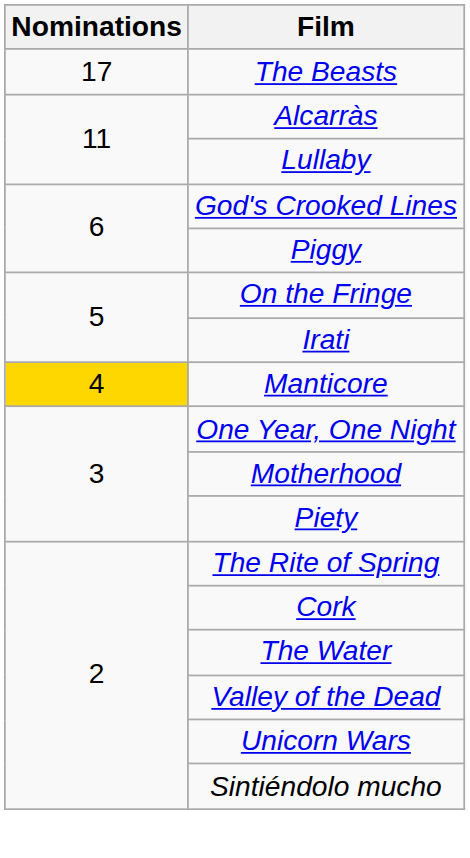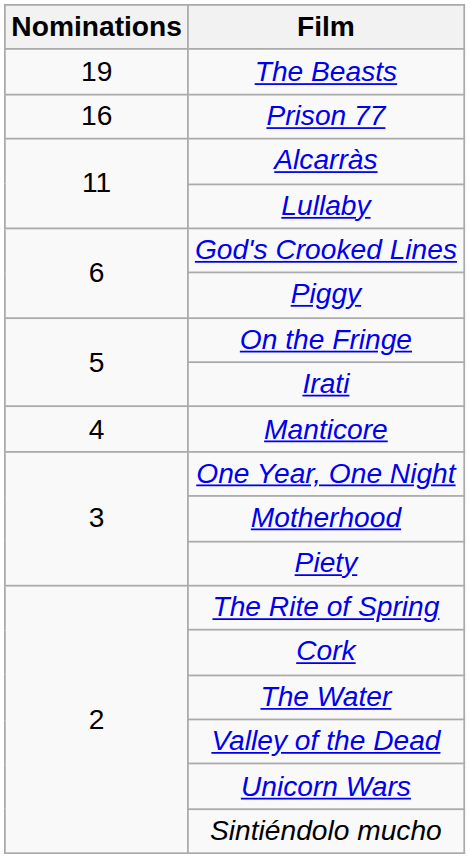(97, 71) 17 -> (97, 71) 19
+ row: (326, 116)
(97, 384) gold background -> (97, 428) no background
